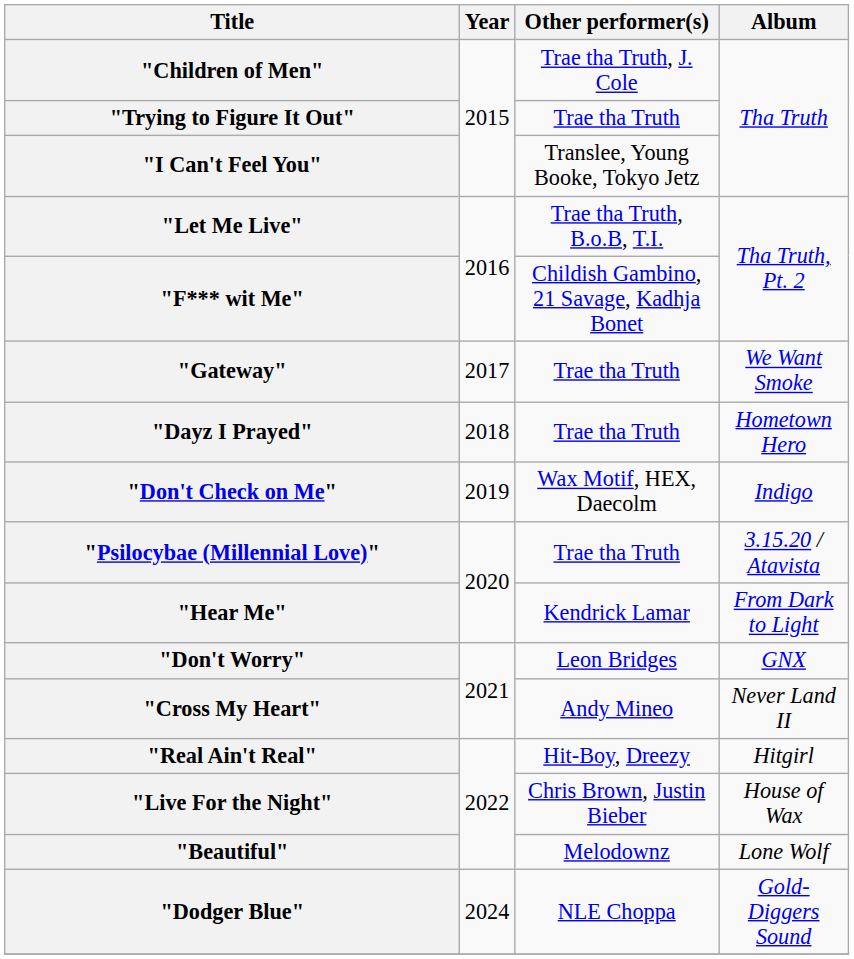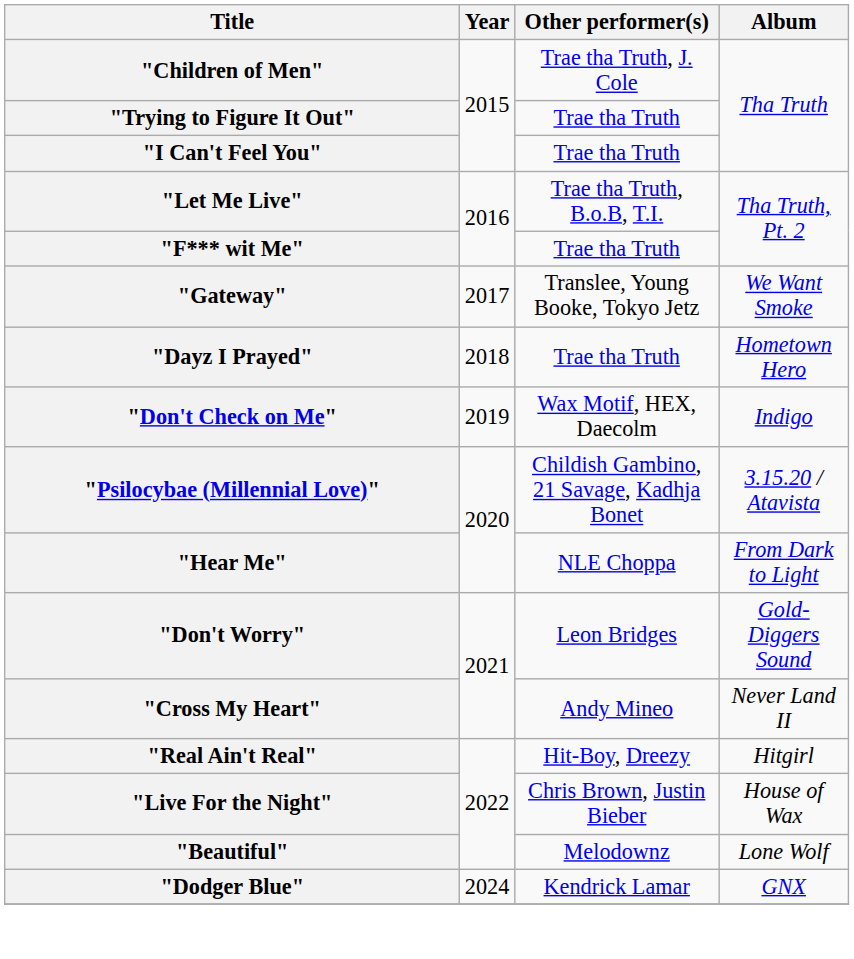(617, 165) Translee, Young Booke, Tokyo Jetz -> (617, 152) Trae tha Truth
(617, 298) Childish Gambino, 21 Savage, Kadhja Bonet -> (617, 248) Trae tha Truth
(617, 371) Trae tha Truth -> (617, 296) Translee, Young Booke, Tokyo Jetz
(617, 552) Trae tha Truth -> (617, 489) Childish Gambino, 21 Savage, Kadhja Bonet
(617, 612) Kendrick Lamar -> (617, 562) NLE Choppa
(784, 660) GNX -> (784, 635) Gold-Diggers Sound
(617, 911) NLE Choppa -> (617, 886) Kendrick Lamar
(784, 911) Gold-Diggers Sound -> (784, 886) GNX
